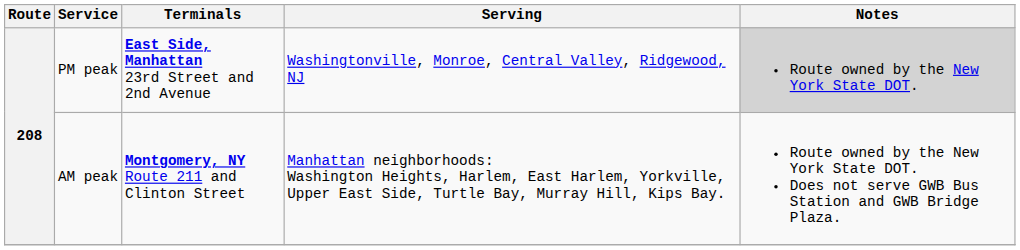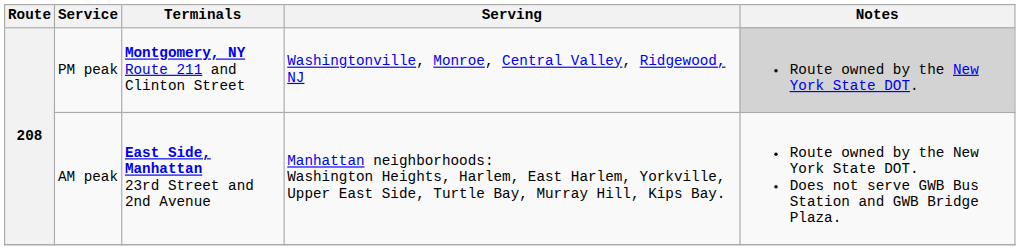(189, 70) East Side, Manhattan 23rd Street and 2nd Avenue -> (185, 70) Montgomery, NY Route 211 and Clinton Street
(185, 179) Montgomery, NY Route 211 and Clinton Street -> (189, 179) East Side, Manhattan 23rd Street and 2nd Avenue
